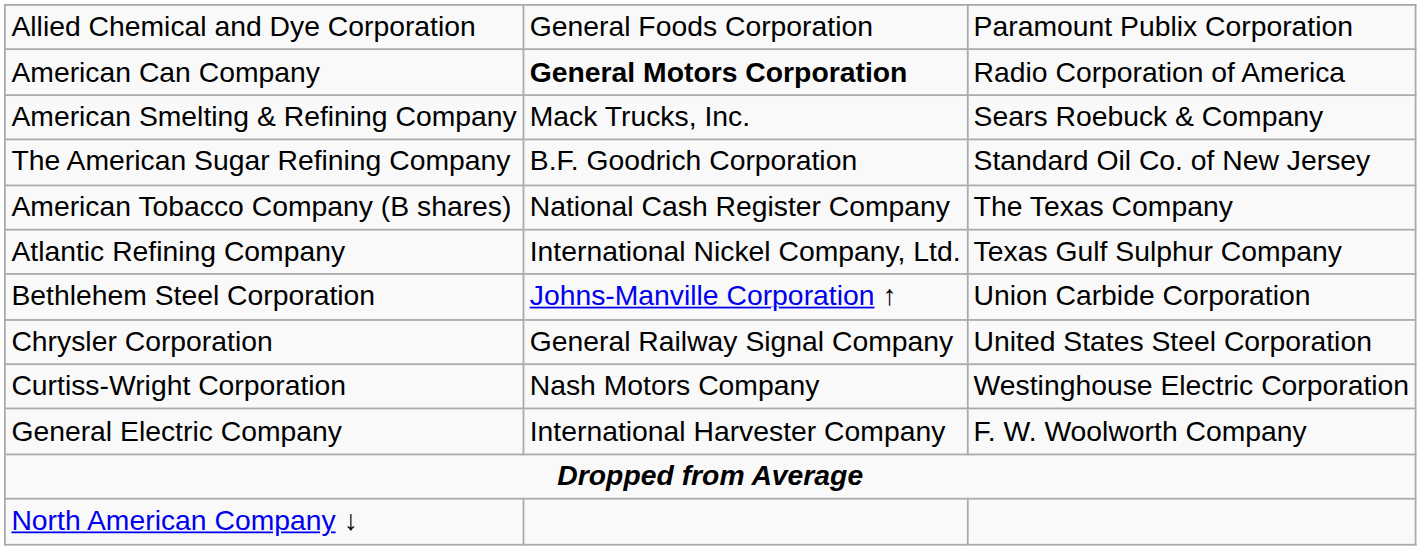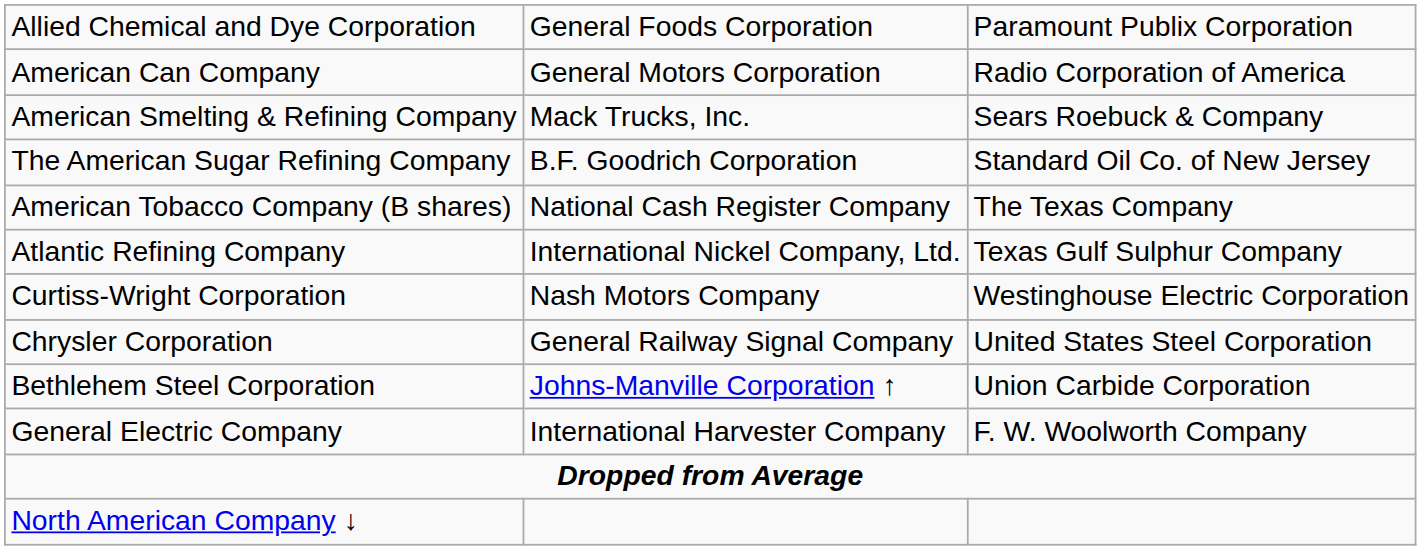(719, 71) bold -> (705, 71) normal
rows swapped: (193, 296) <-> (179, 386)
